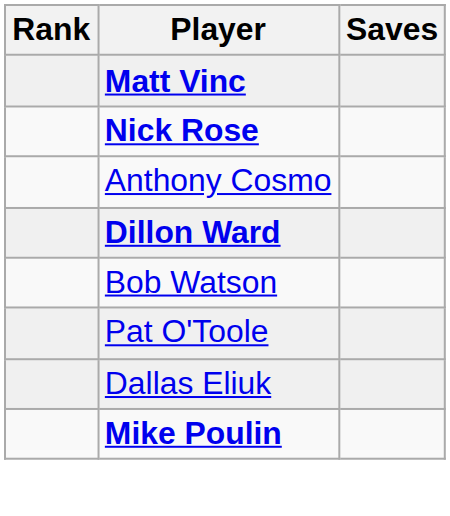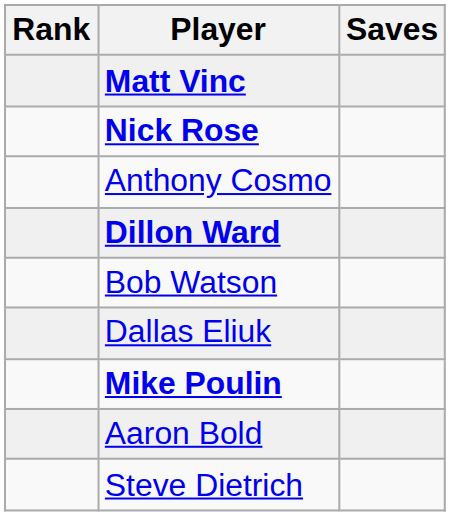- row: (187, 332)
+ row: (184, 433)
+ row: (204, 484)
